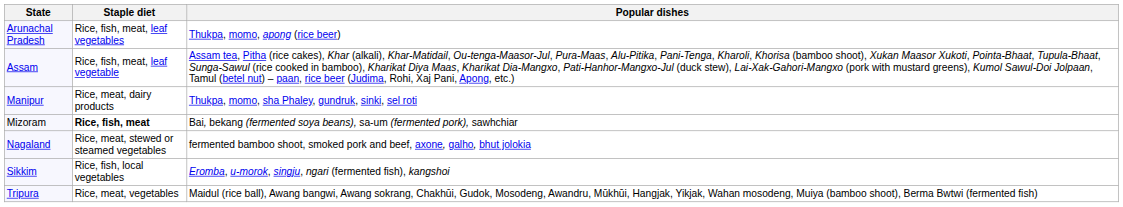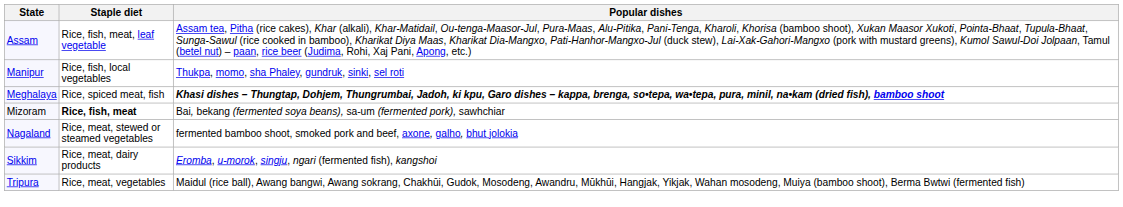- row: (30, 35)
(113, 101) Rice, meat, dairy products -> (96, 74) Rice, fish, local vegetables
+ row: (32, 95)
(109, 172) Rice, fish, local vegetables -> (100, 161) Rice, meat, dairy products
